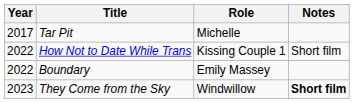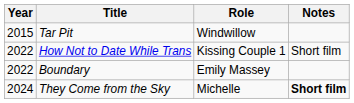(20, 32) 2017 -> (20, 32) 2015
(219, 32) Michelle -> (226, 32) Windwillow
(20, 88) 2023 -> (20, 88) 2024
(226, 88) Windwillow -> (219, 88) Michelle
